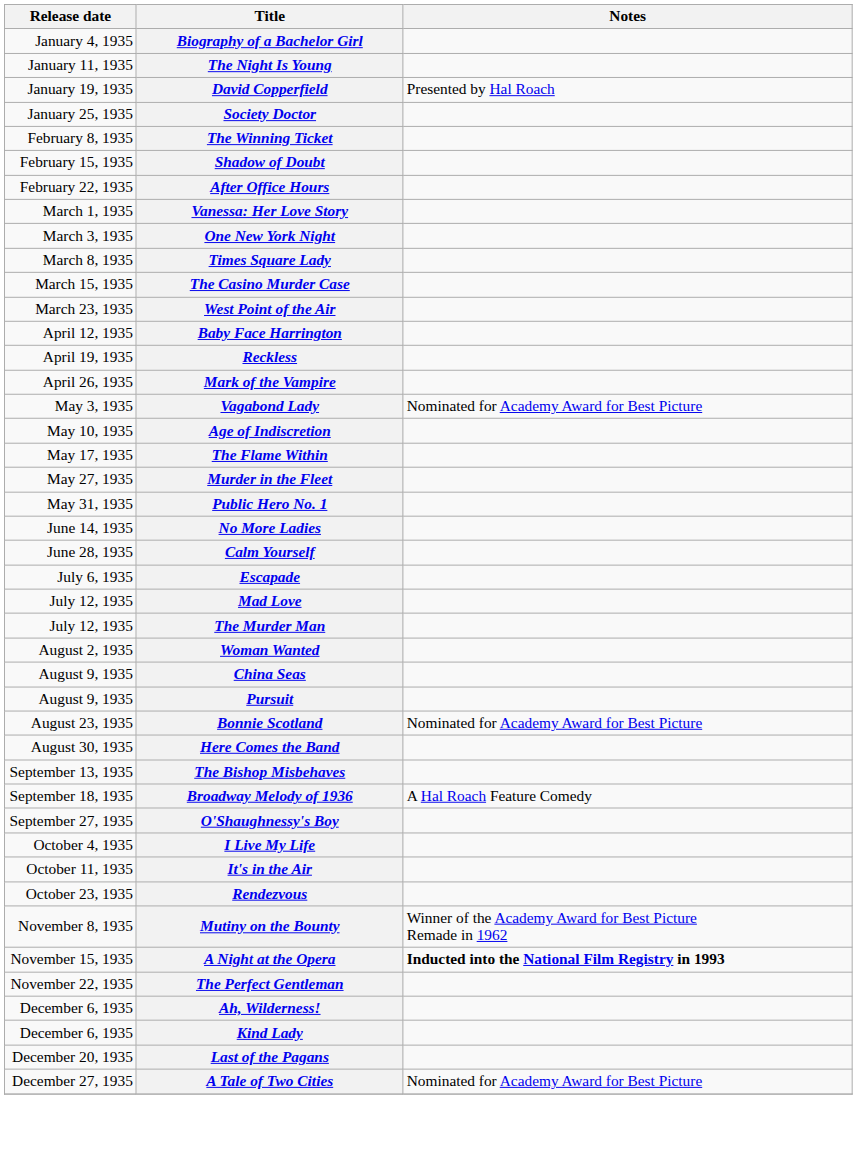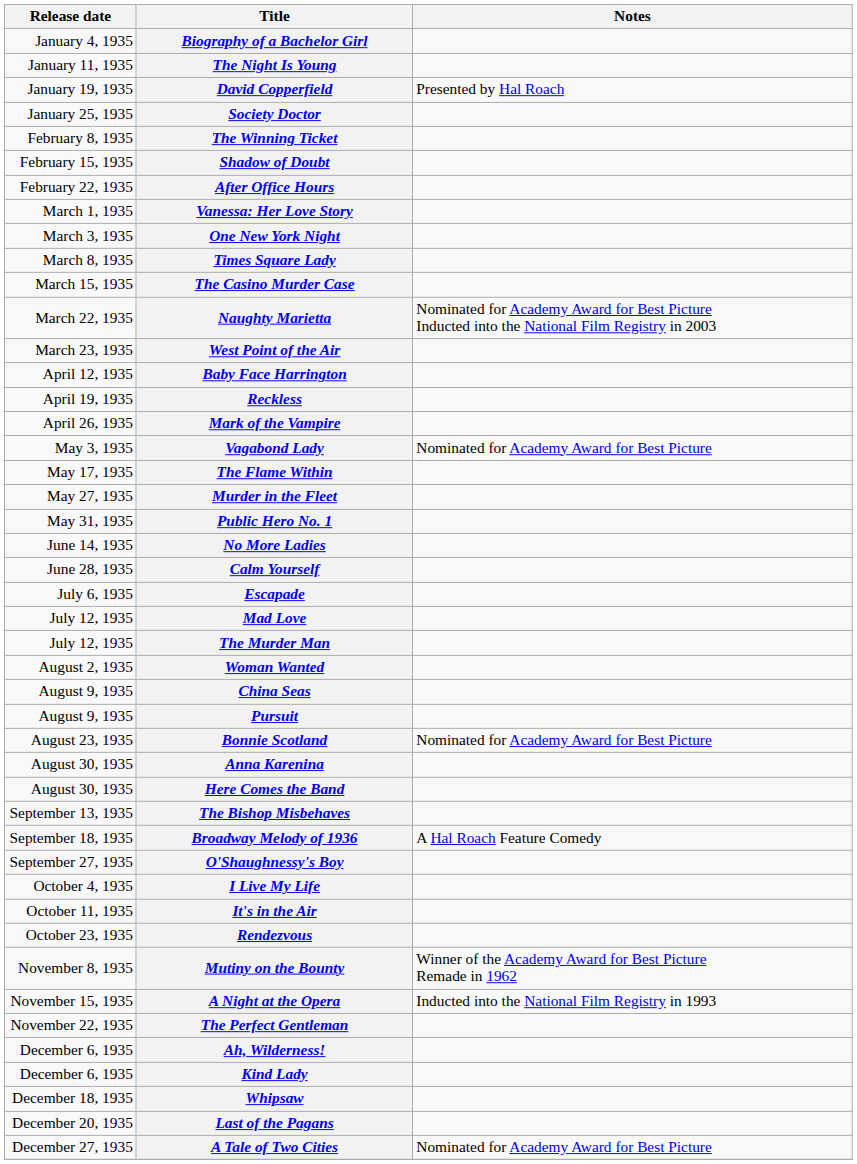+ row: (275, 317)
- row: (270, 430)
+ row: (275, 764)
(566, 959) bold -> (566, 1001) normal
+ row: (275, 1098)
